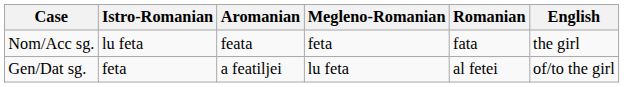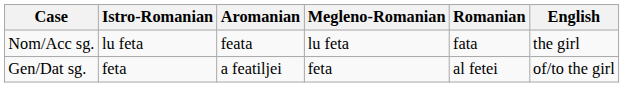(320, 43) feta -> (328, 43) lu feta
(328, 69) lu feta -> (320, 69) feta
